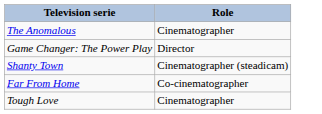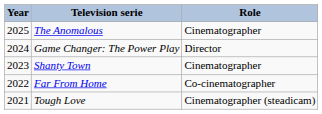+ column: (18, 13)
(223, 65) Cinematographer (steadicam) -> (223, 65) Cinematographer
(196, 100) Cinematographer -> (250, 100) Cinematographer (steadicam)
